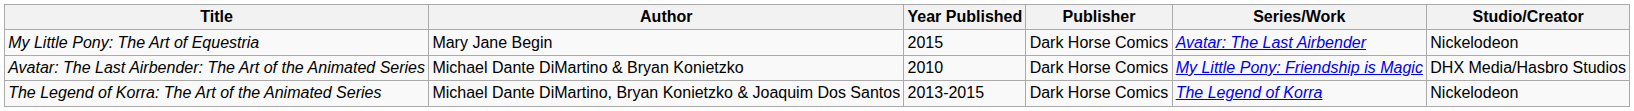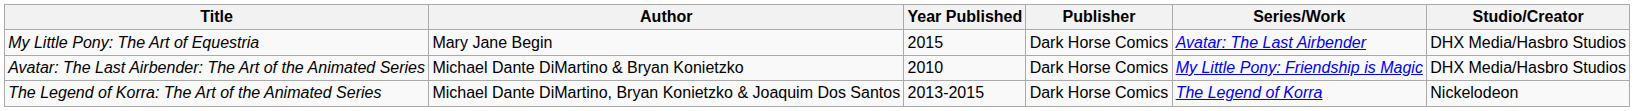(1474, 42) Nickelodeon -> (1528, 42) DHX Media/Hasbro Studios
